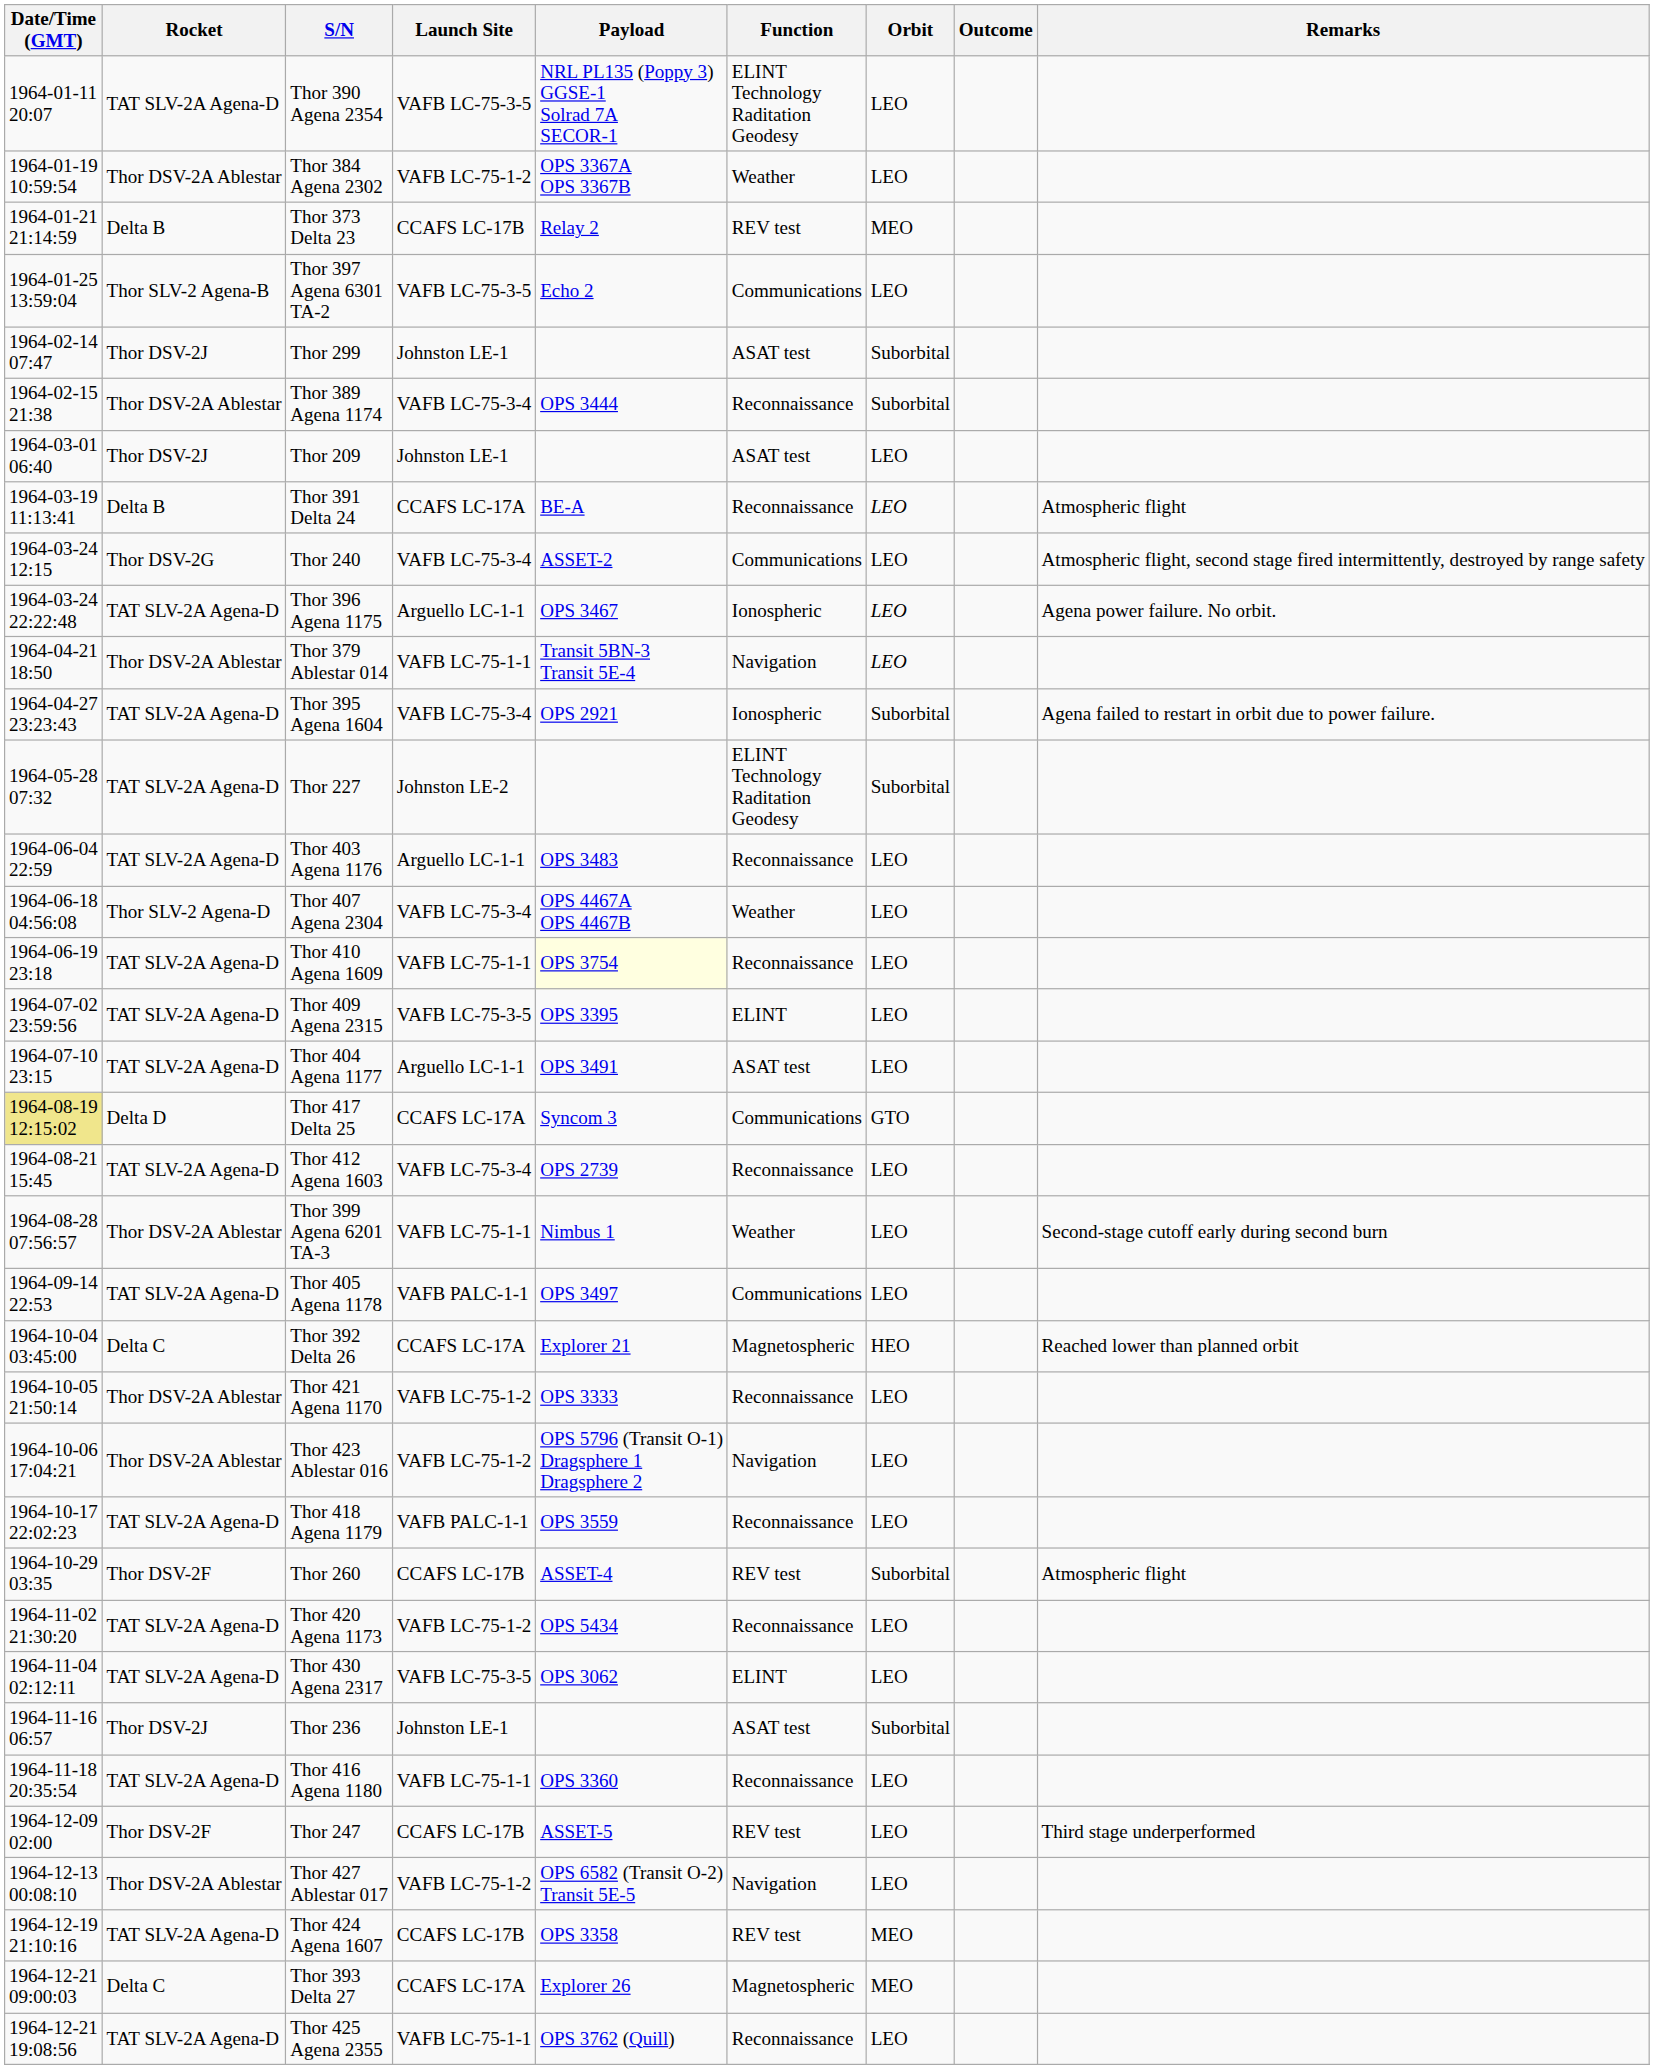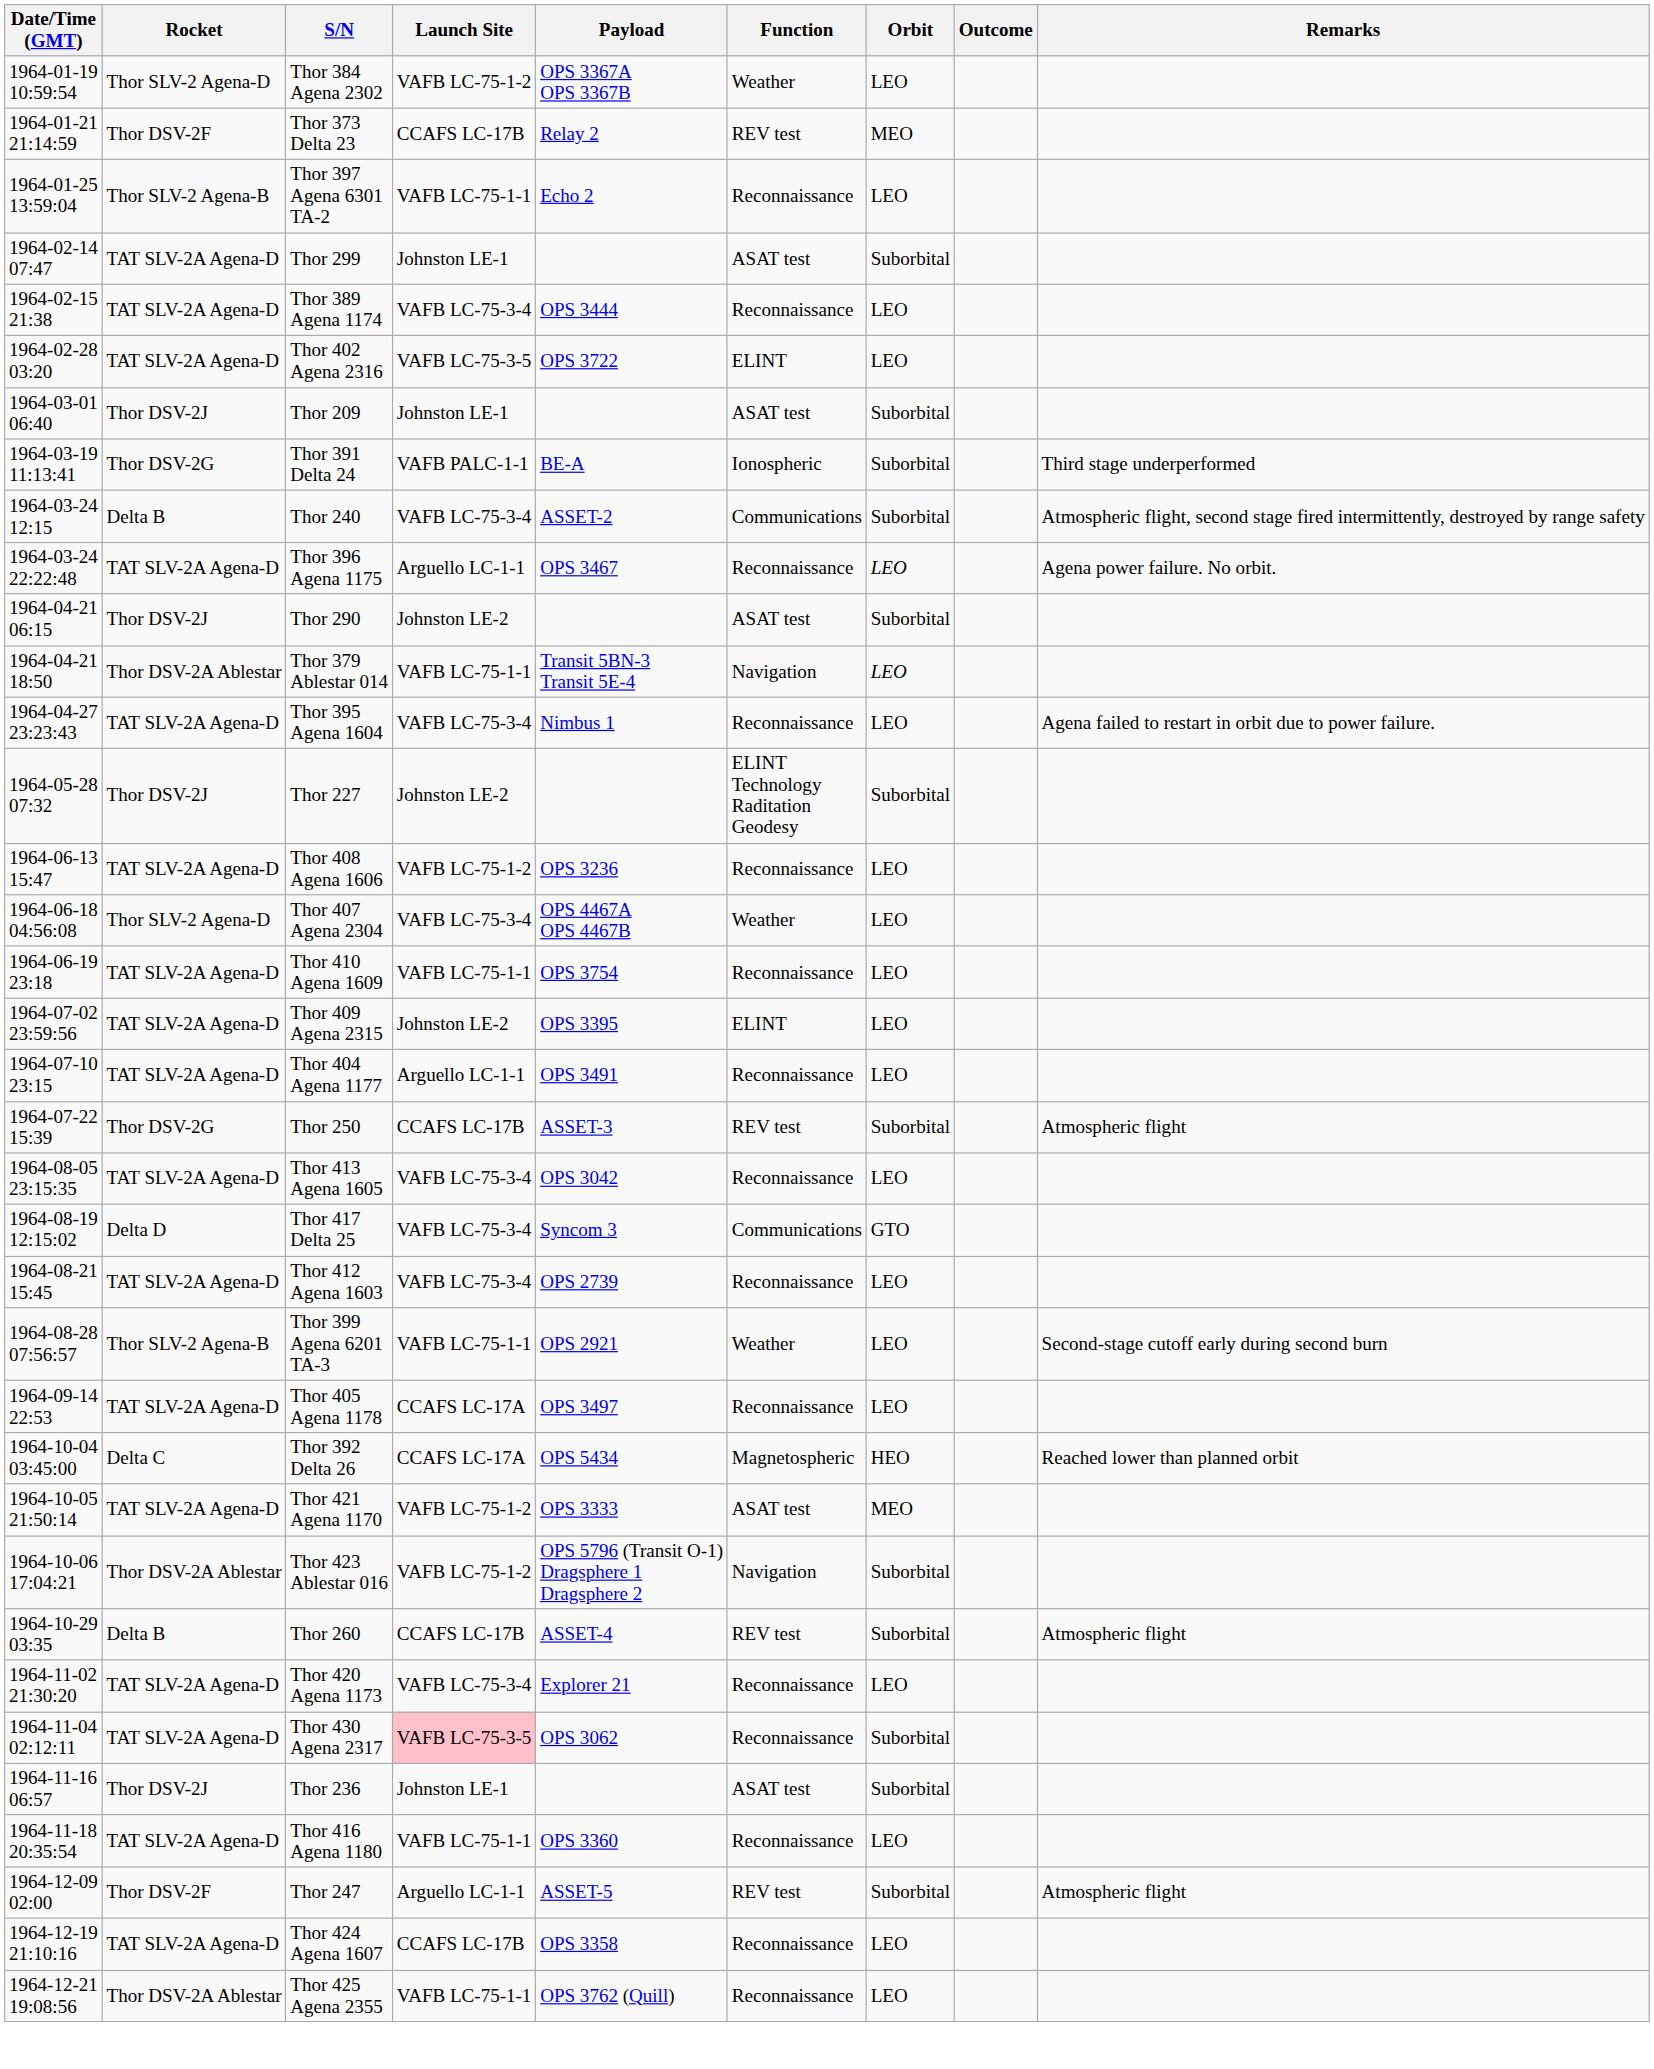- row: (337, 103)
(194, 176) Thor DSV-2A Ablestar -> (188, 81) Thor SLV-2 Agena-D
(136, 227) Delta B -> (159, 133) Thor DSV-2F
(464, 290) VAFB LC-75-3-5 -> (464, 195) VAFB LC-75-1-1
(797, 290) Communications -> (793, 195) Reconnaissance
(157, 352) Thor DSV-2J -> (193, 258) TAT SLV-2A Agena-D
(194, 404) Thor DSV-2A Ablestar -> (193, 309) TAT SLV-2A Agena-D
(910, 404) Suborbital -> (889, 309) LEO
+ row: (337, 361)
(889, 455) LEO -> (910, 413) Suborbital
(136, 507) Delta B -> (160, 464) Thor DSV-2G
(461, 507) CCAFS LC-17A -> (463, 464) VAFB PALC-1-1
(793, 507) Reconnaissance -> (777, 464) Ionospheric
(889, 507) LEO -> (910, 464) Suborbital
(1114, 507) Atmospheric flight -> (1148, 464) Third stage underperformed
(160, 559) Thor DSV-2G -> (136, 516) Delta B
(889, 559) LEO -> (910, 516) Suborbital
(777, 610) Ionospheric -> (793, 567) Reconnaissance
+ row: (325, 619)
(579, 713) OPS 2921 -> (577, 722) Nimbus 1
(777, 713) Ionospheric -> (793, 722) Reconnaissance
(910, 713) Suborbital -> (889, 722) LEO
(193, 786) TAT SLV-2A Agena-D -> (157, 795) Thor DSV-2J
- row: (336, 860)
+ row: (337, 868)
(579, 963) lightyellow background -> (579, 972) no background
(464, 1014) VAFB LC-75-3-5 -> (453, 1023) Johnston LE-2
(771, 1066) ASAT test -> (793, 1075) Reconnaissance
+ row: (325, 1126)
+ row: (337, 1178)
(53, 1118) khaki background -> (53, 1230) no background
(461, 1118) CCAFS LC-17A -> (464, 1230) VAFB LC-75-3-4
(194, 1232) Thor DSV-2A Ablestar -> (188, 1344) Thor SLV-2 Agena-B
(577, 1232) Nimbus 1 -> (579, 1344) OPS 2921
(463, 1294) VAFB PALC-1-1 -> (461, 1406) CCAFS LC-17A
(797, 1294) Communications -> (793, 1406) Reconnaissance
(585, 1346) Explorer 21 -> (579, 1458) OPS 5434
(194, 1397) Thor DSV-2A Ablestar -> (193, 1509) TAT SLV-2A Agena-D
(793, 1397) Reconnaissance -> (771, 1509) ASAT test
(889, 1397) LEO -> (892, 1509) MEO
(889, 1459) LEO -> (910, 1571) Suborbital
- row: (336, 1522)
(159, 1573) Thor DSV-2F -> (136, 1634) Delta B
(464, 1625) VAFB LC-75-1-2 -> (464, 1685) VAFB LC-75-3-4
(579, 1625) OPS 5434 -> (585, 1685) Explorer 21
(464, 1677) no background -> (464, 1737) pink background
(759, 1677) ELINT -> (793, 1737) Reconnaissance
(889, 1677) LEO -> (910, 1737) Suborbital
(461, 1831) CCAFS LC-17B -> (461, 1892) Arguello LC-1-1
(889, 1831) LEO -> (910, 1892) Suborbital
(1148, 1831) Third stage underperformed -> (1114, 1892) Atmospheric flight
- row: (339, 1883)
(766, 1935) REV test -> (793, 1943) Reconnaissance
(892, 1935) MEO -> (889, 1943) LEO
- row: (325, 1986)
(193, 2038) TAT SLV-2A Agena-D -> (194, 1995) Thor DSV-2A Ablestar
